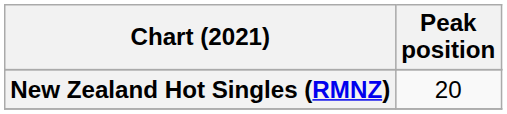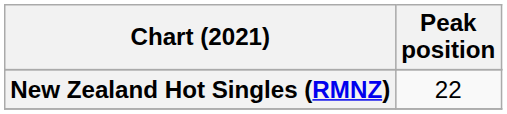(448, 89) 20 -> (448, 89) 22
